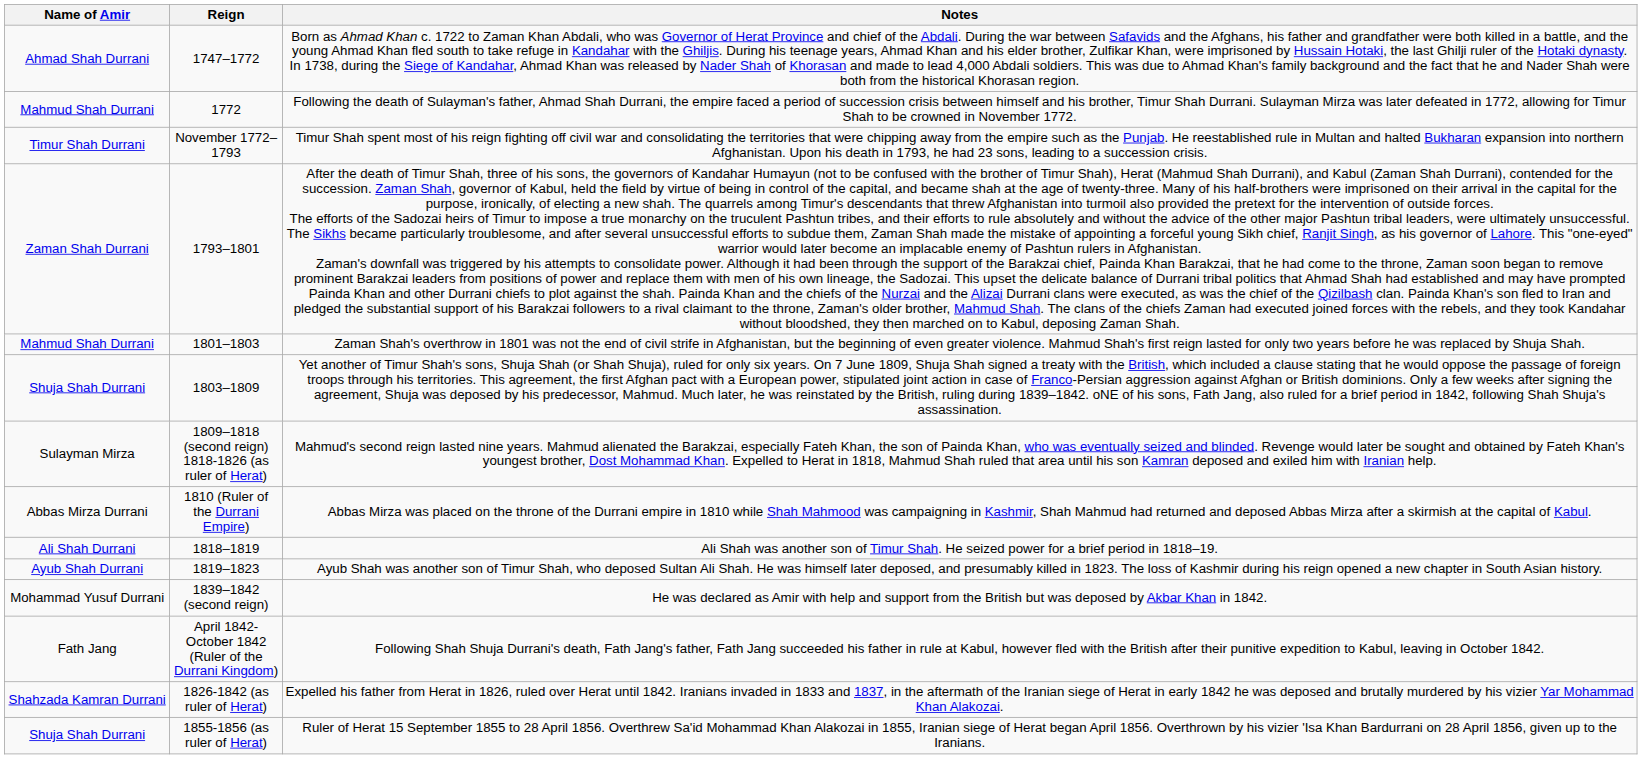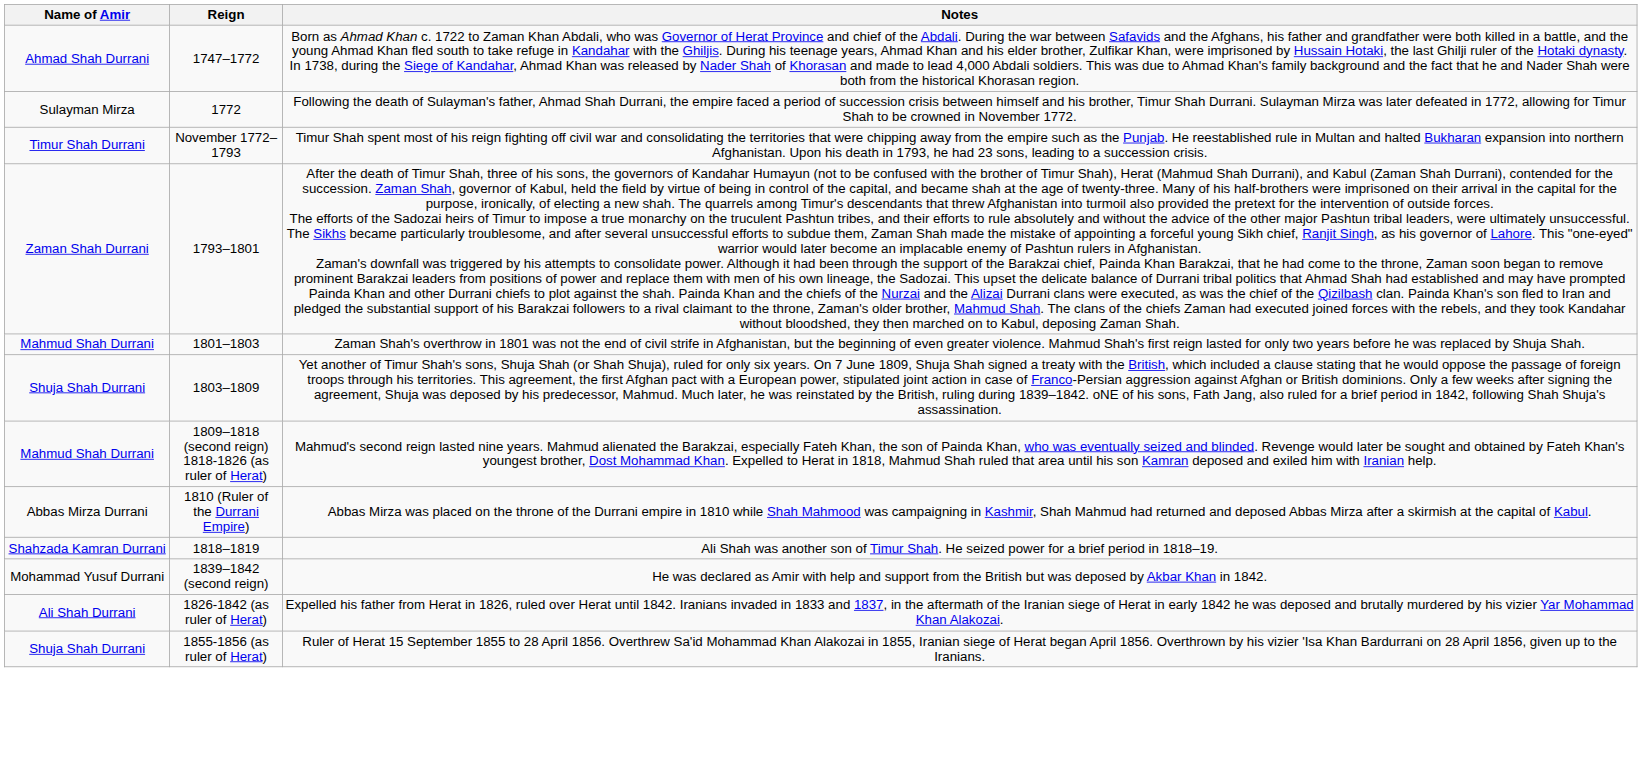(87, 109) Mahmud Shah Durrani -> (87, 109) Sulayman Mirza
(87, 453) Sulayman Mirza -> (87, 453) Mahmud Shah Durrani
(87, 548) Ali Shah Durrani -> (87, 548) Shahzada Kamran Durrani
- row: (226, 569)
- row: (226, 648)
(87, 699) Shahzada Kamran Durrani -> (87, 612) Ali Shah Durrani
